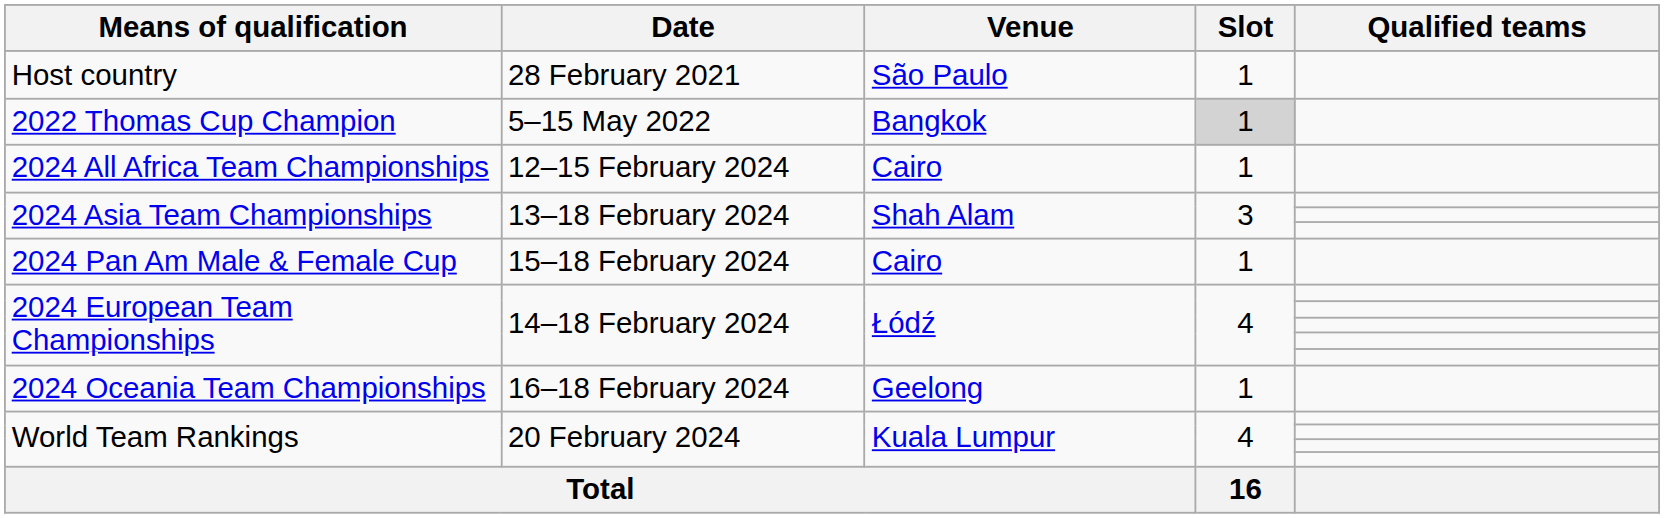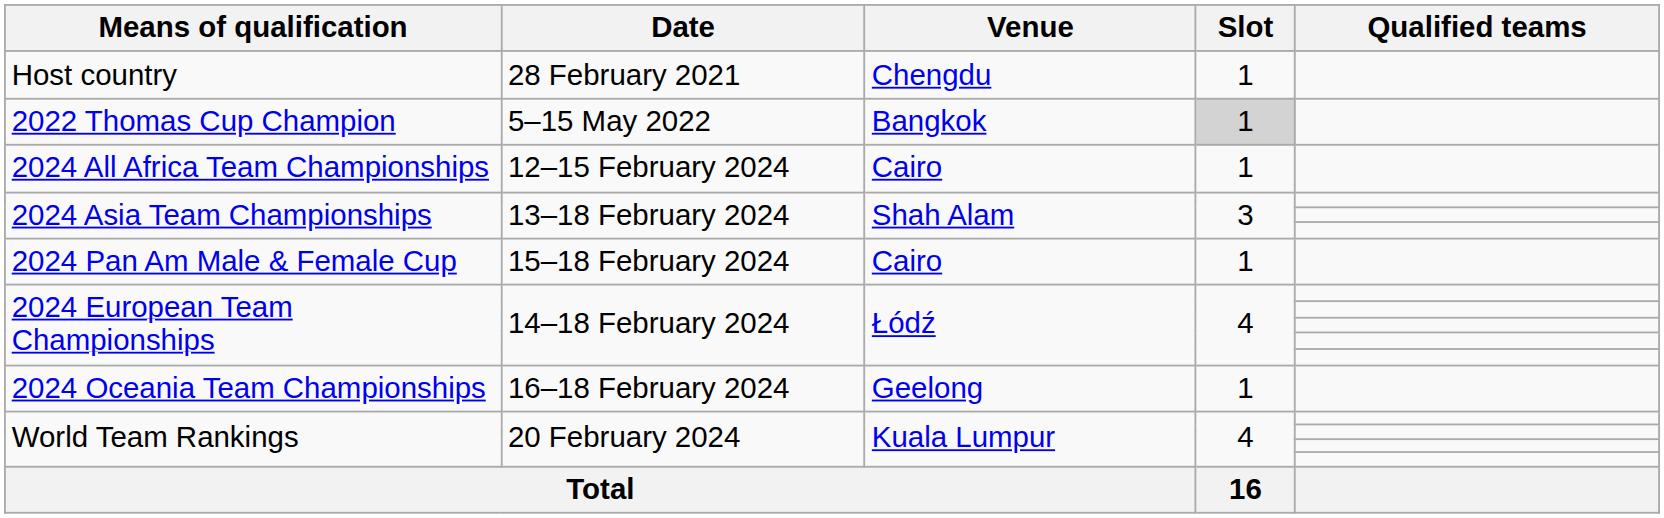(940, 74) São Paulo -> (932, 74) Chengdu
